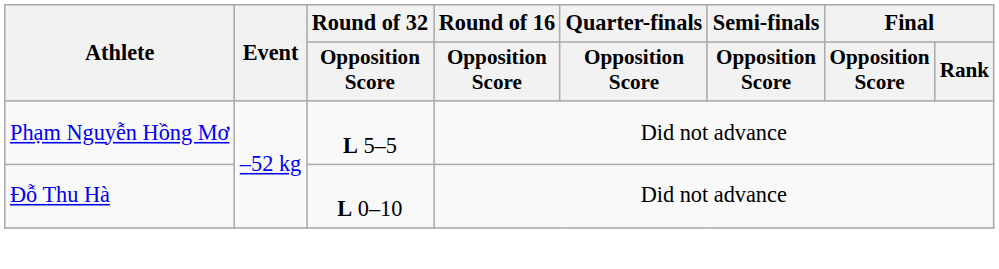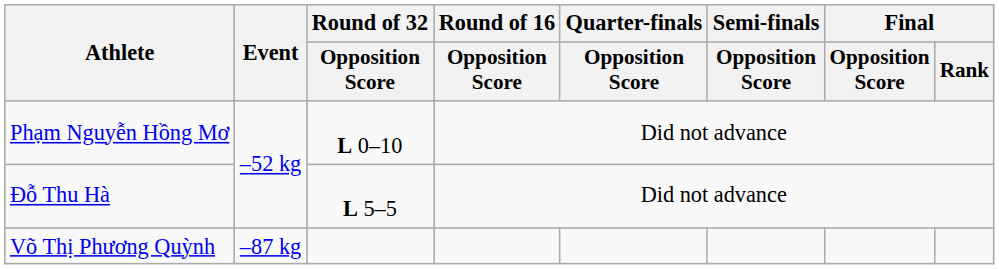(370, 146) L 5–5 -> (370, 146) L 0–10
(370, 209) L 0–10 -> (370, 209) L 5–5
+ row: (113, 246)
